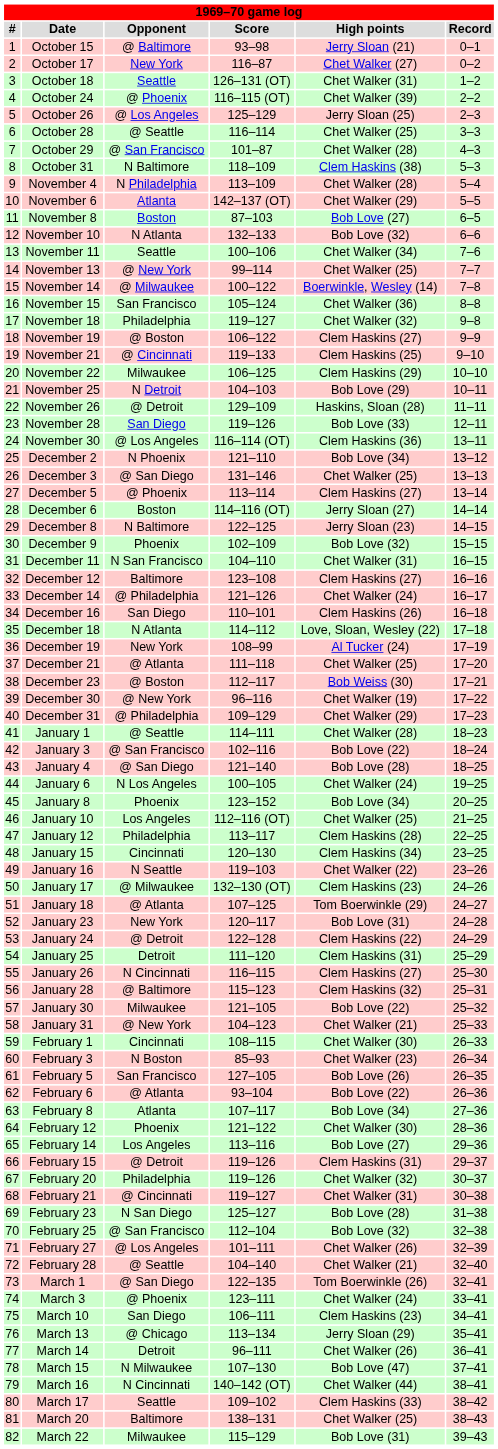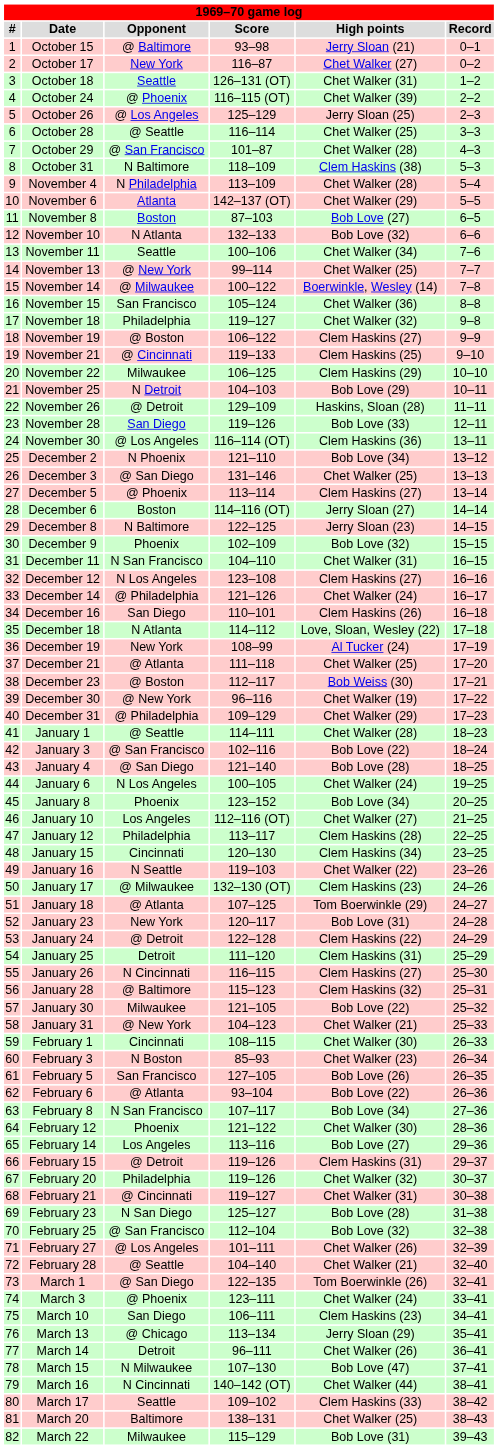(156, 578) Baltimore -> (156, 578) N Los Angeles
(370, 818) Chet Walker (25) -> (370, 818) Chet Walker (27)
(156, 1110) Atlanta -> (156, 1110) N San Francisco
